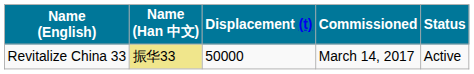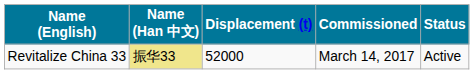(224, 56) 50000 -> (224, 56) 52000
